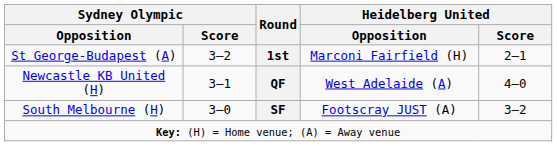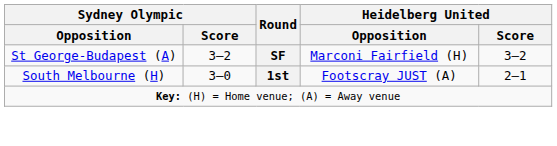(278, 55) 1st -> (278, 55) SF
(515, 55) 2–1 -> (515, 55) 3–2
- row: (94, 83)
(278, 110) SF -> (278, 76) 1st
(515, 110) 3–2 -> (515, 76) 2–1
